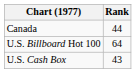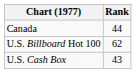(117, 44) 64 -> (117, 44) 62
